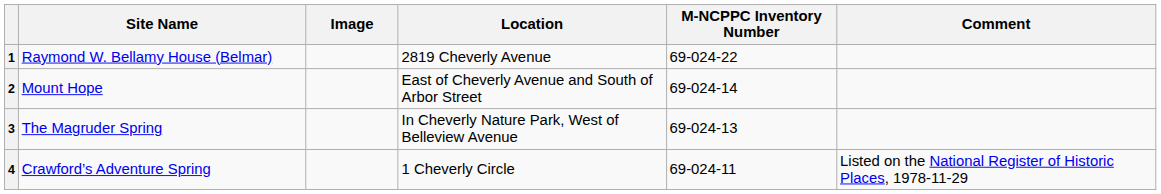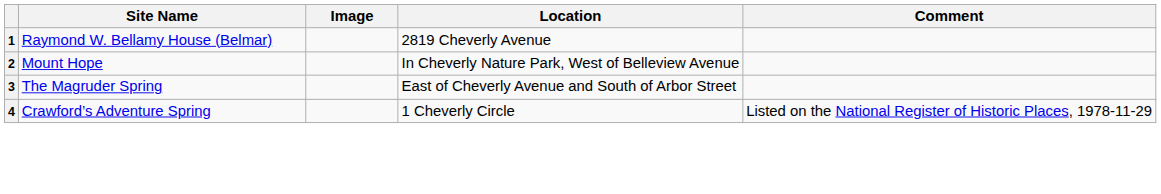- column: (751, 24)
(527, 88) East of Cheverly Avenue and South of Arbor Street -> (570, 63) In Cheverly Nature Park, West of Belleview Avenue
(510, 128) In Cheverly Nature Park, West of Belleview Avenue -> (569, 87) East of Cheverly Avenue and South of Arbor Street
